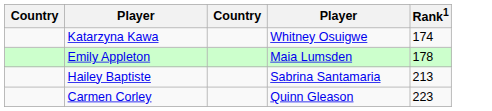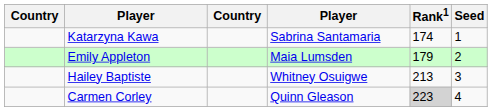+ column: (469, 16)
(319, 37) Whitney Osuigwe -> (325, 37) Sabrina Santamaria
(423, 57) 178 -> (423, 57) 179
(325, 77) Sabrina Santamaria -> (319, 77) Whitney Osuigwe
(423, 96) no background -> (423, 96) lightgrey background
